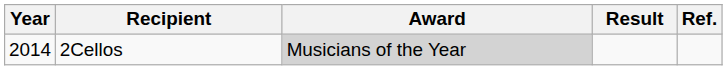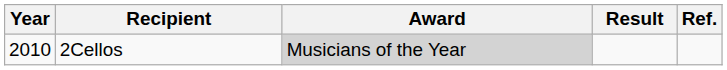(30, 49) 2014 -> (30, 49) 2010
